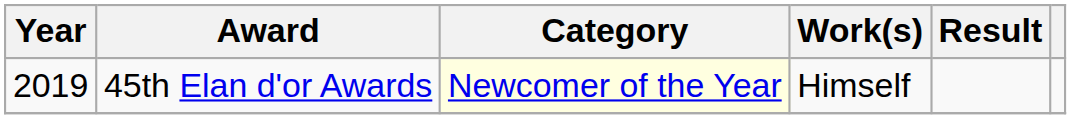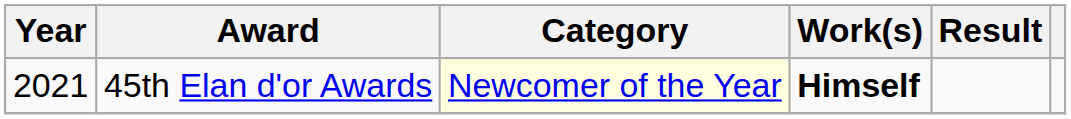(51, 85) 2019 -> (51, 85) 2021
(854, 85) normal -> (859, 85) bold
